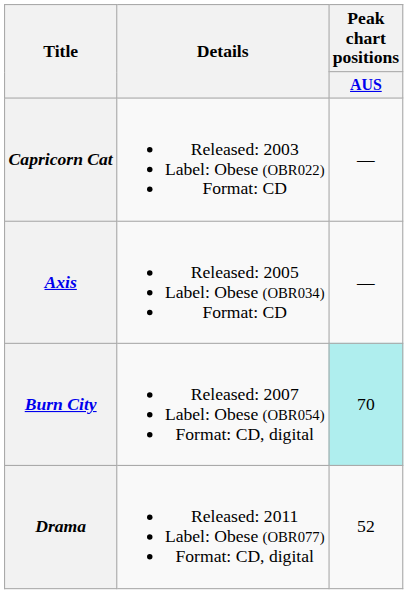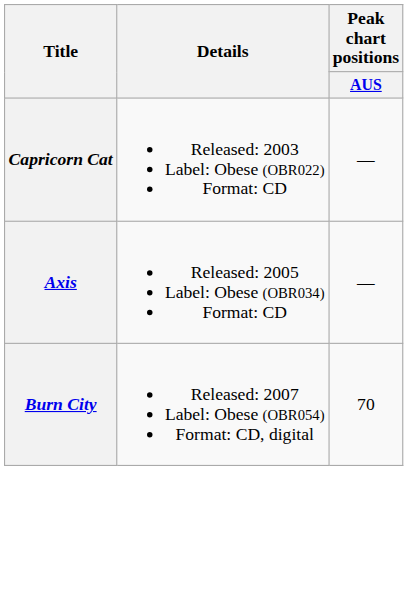(366, 404) paleturquoise background -> (366, 404) no background
- row: (61, 526)
